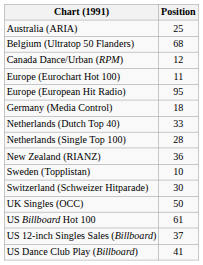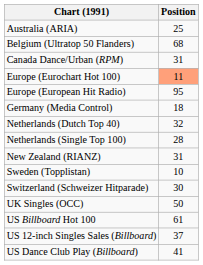(178, 60) 12 -> (178, 60) 31
(178, 76) no background -> (178, 76) lightsalmon background
(178, 124) 33 -> (178, 124) 32
(178, 156) 36 -> (178, 156) 31
